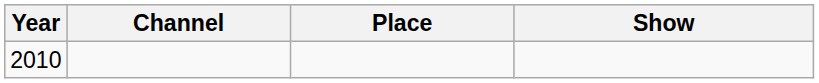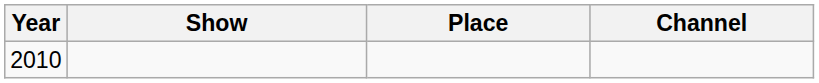columns swapped: (664, 23) <-> (179, 23)
